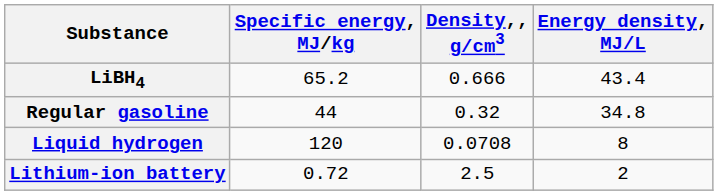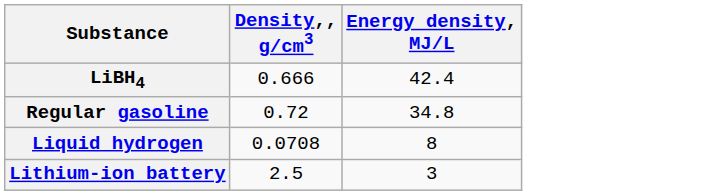- column: (326, 34)
(623, 80) 43.4 -> (432, 80) 42.4
(477, 113) 0.32 -> (286, 113) 0.72
(623, 174) 2 -> (432, 174) 3
